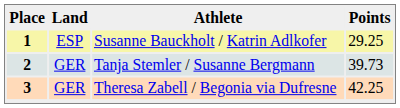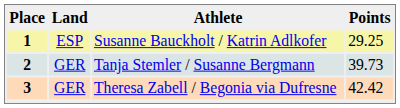(366, 88) 42.25 -> (366, 88) 42.42
